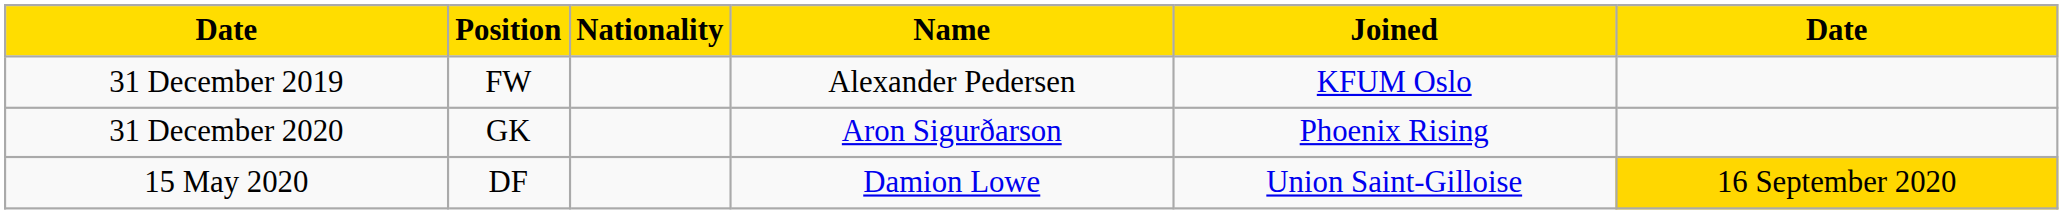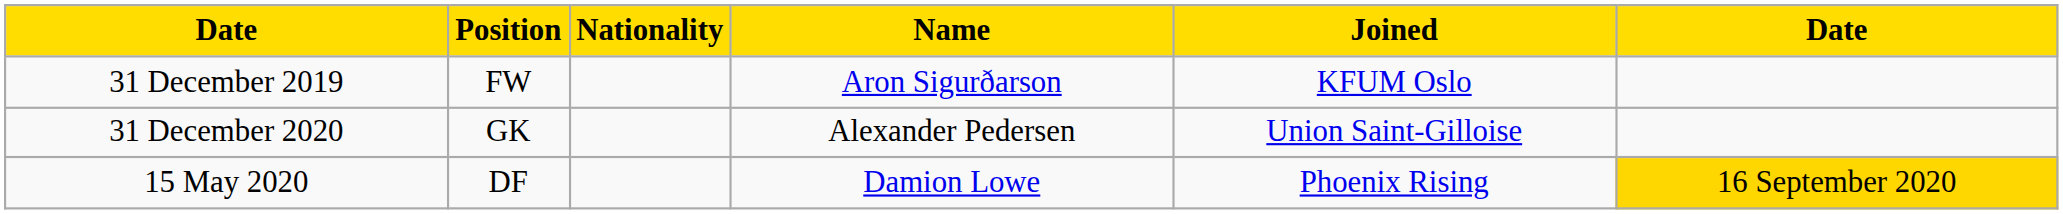(952, 81) Alexander Pedersen -> (952, 81) Aron Sigurðarson
(952, 131) Aron Sigurðarson -> (952, 131) Alexander Pedersen
(1394, 131) Phoenix Rising -> (1394, 131) Union Saint-Gilloise
(1394, 182) Union Saint-Gilloise -> (1394, 182) Phoenix Rising
